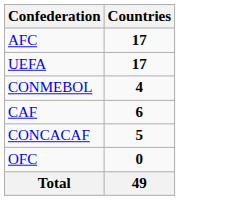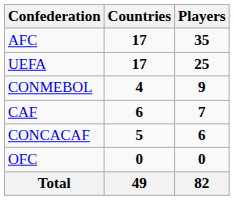+ column: (202, 16)
